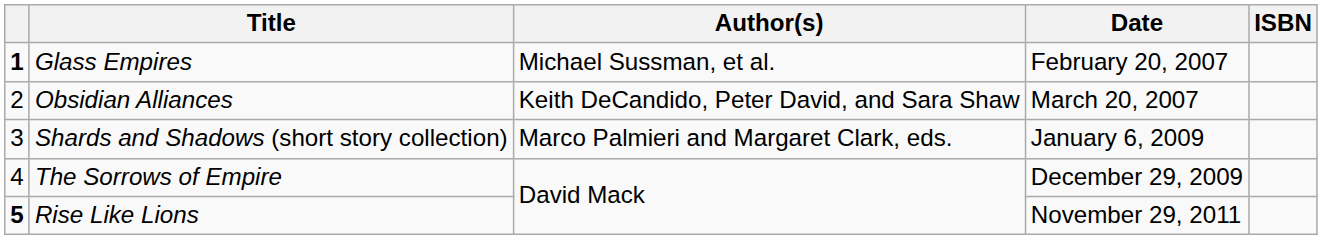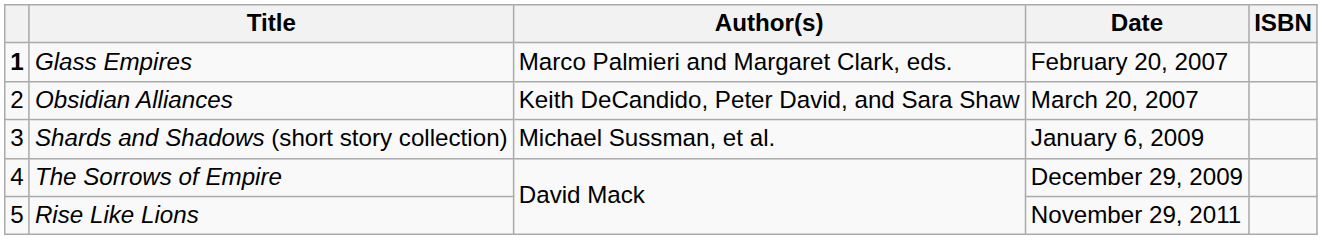(647, 61) Michael Sussman, et al. -> (736, 61) Marco Palmieri and Margaret Clark, eds.
(736, 138) Marco Palmieri and Margaret Clark, eds. -> (647, 138) Michael Sussman, et al.
(17, 215) bold -> (17, 215) normal
